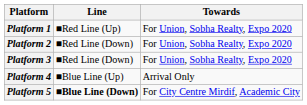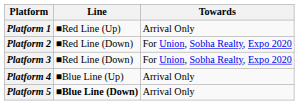(217, 28) For Union, Sobha Realty, Expo 2020 -> (169, 28) Arrival Only
(221, 92) For City Centre Mirdif, Academic City -> (169, 92) Arrival Only
